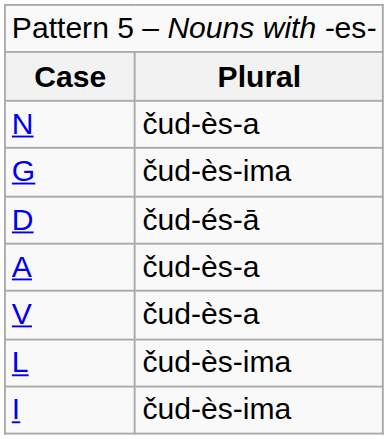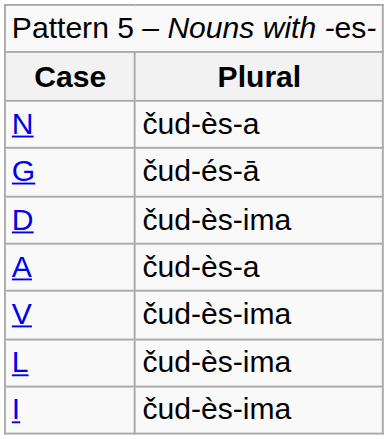(217, 171) čud-ès-ima -> (201, 171) čud-és-ā
(201, 219) čud-és-ā -> (217, 219) čud-ès-ima
(201, 314) čud-ès-a -> (217, 314) čud-ès-ima
